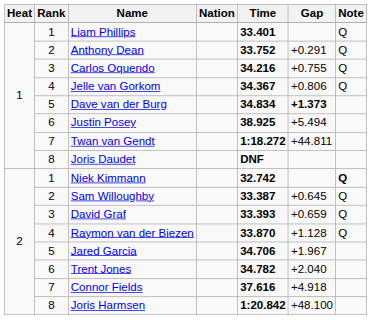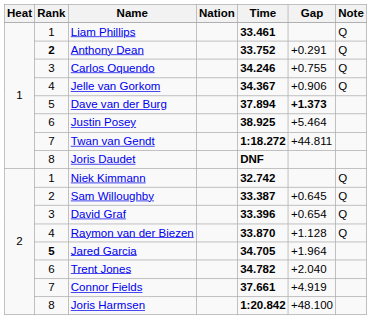(258, 31) 33.401 -> (258, 31) 33.461
(51, 50) normal -> (51, 50) bold
(258, 68) 34.216 -> (258, 68) 34.246
(309, 86) +0.806 -> (309, 86) +0.906
(258, 104) 34.834 -> (258, 104) 37.894
(309, 123) +5.494 -> (309, 123) +5.464
(343, 178) bold -> (343, 178) normal
(258, 214) 33.393 -> (258, 214) 33.396
(309, 214) +0.659 -> (309, 214) +0.654
(51, 251) normal -> (51, 251) bold
(258, 251) 34.706 -> (258, 251) 34.705
(309, 251) +1.967 -> (309, 251) +1.964
(258, 287) 37.616 -> (258, 287) 37.661
(309, 287) +4.918 -> (309, 287) +4.919
